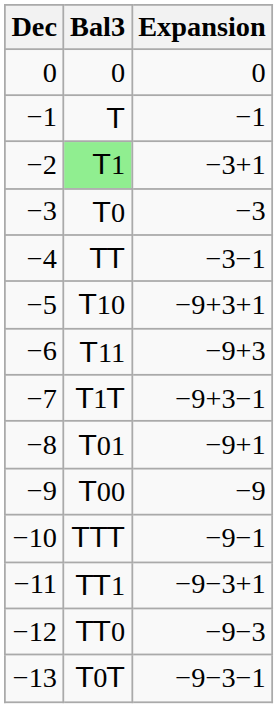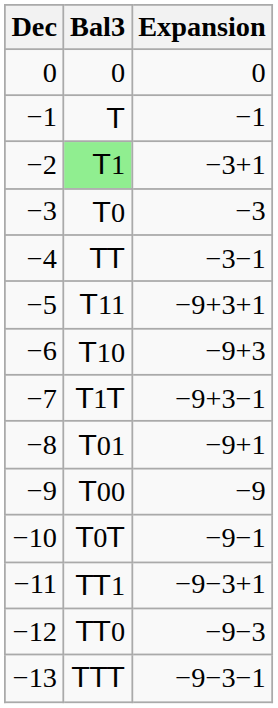(102, 305) 𝖳10 -> (103, 305) 𝖳11
(103, 351) 𝖳11 -> (102, 351) 𝖳10
(99, 538) 𝖳𝖳𝖳 -> (100, 538) 𝖳0𝖳
(100, 678) 𝖳0𝖳 -> (99, 678) 𝖳𝖳𝖳
